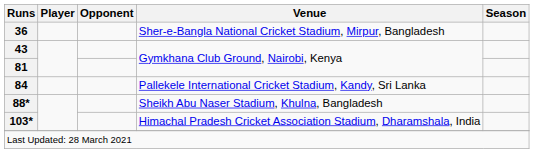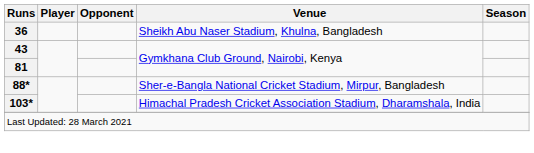(292, 31) Sher-e-Bangla National Cricket Stadium, Mirpur, Bangladesh -> (261, 31) Sheikh Abu Naser Stadium, Khulna, Bangladesh
- row: (21, 85)
(261, 103) Sheikh Abu Naser Stadium, Khulna, Bangladesh -> (292, 85) Sher-e-Bangla National Cricket Stadium, Mirpur, Bangladesh
